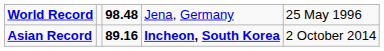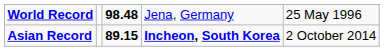(122, 35) 89.16 -> (122, 35) 89.15
